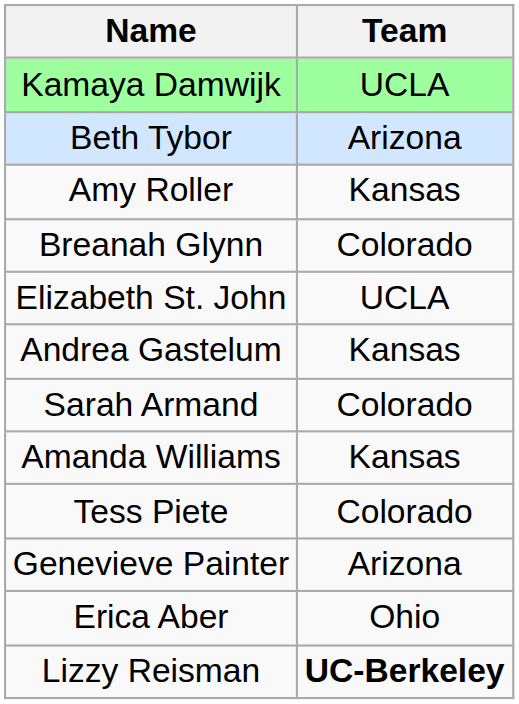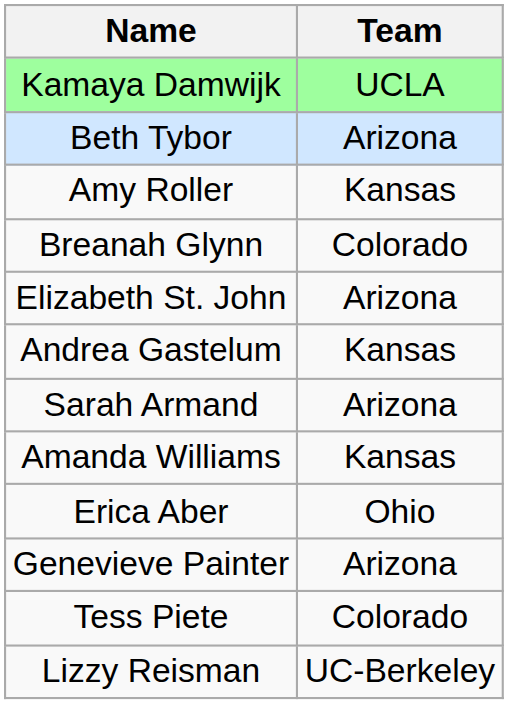(405, 297) UCLA -> (400, 297) Arizona
(405, 404) Colorado -> (400, 404) Arizona
rows swapped: (151, 510) <-> (151, 617)
(405, 670) bold -> (400, 670) normal
